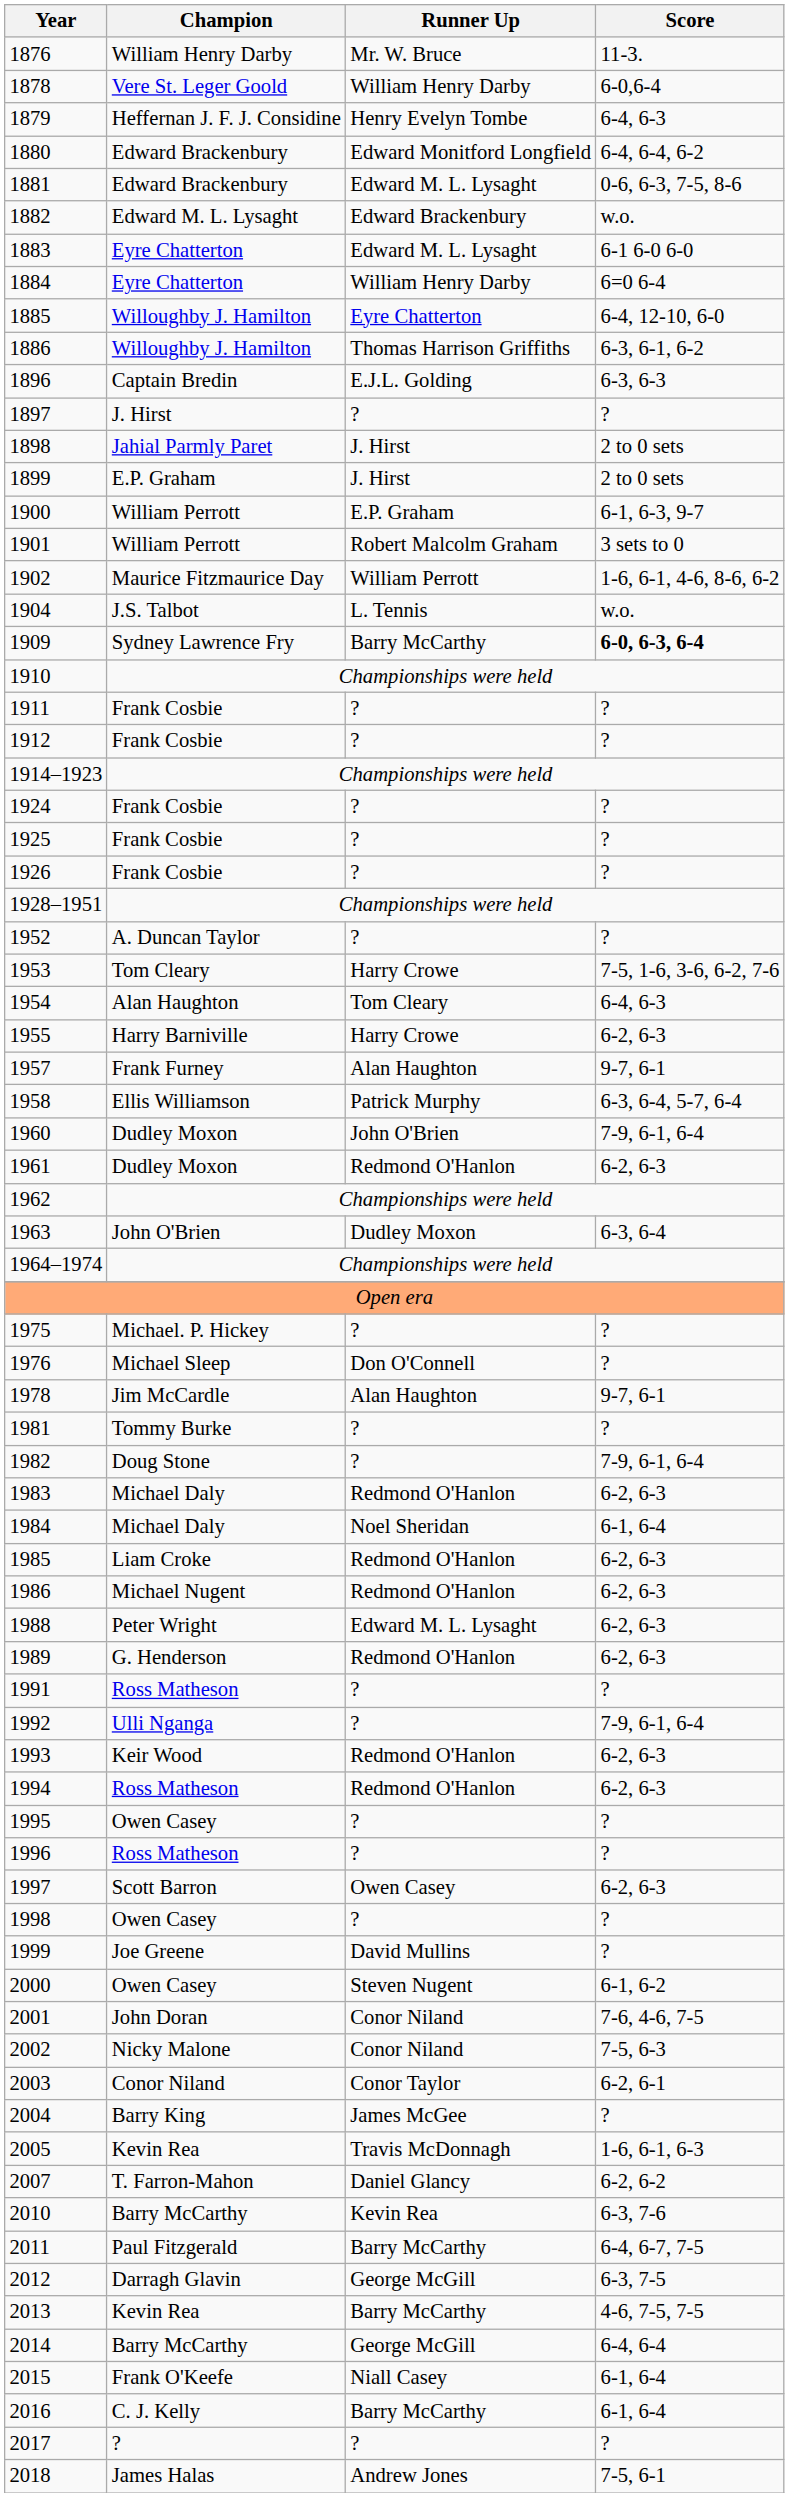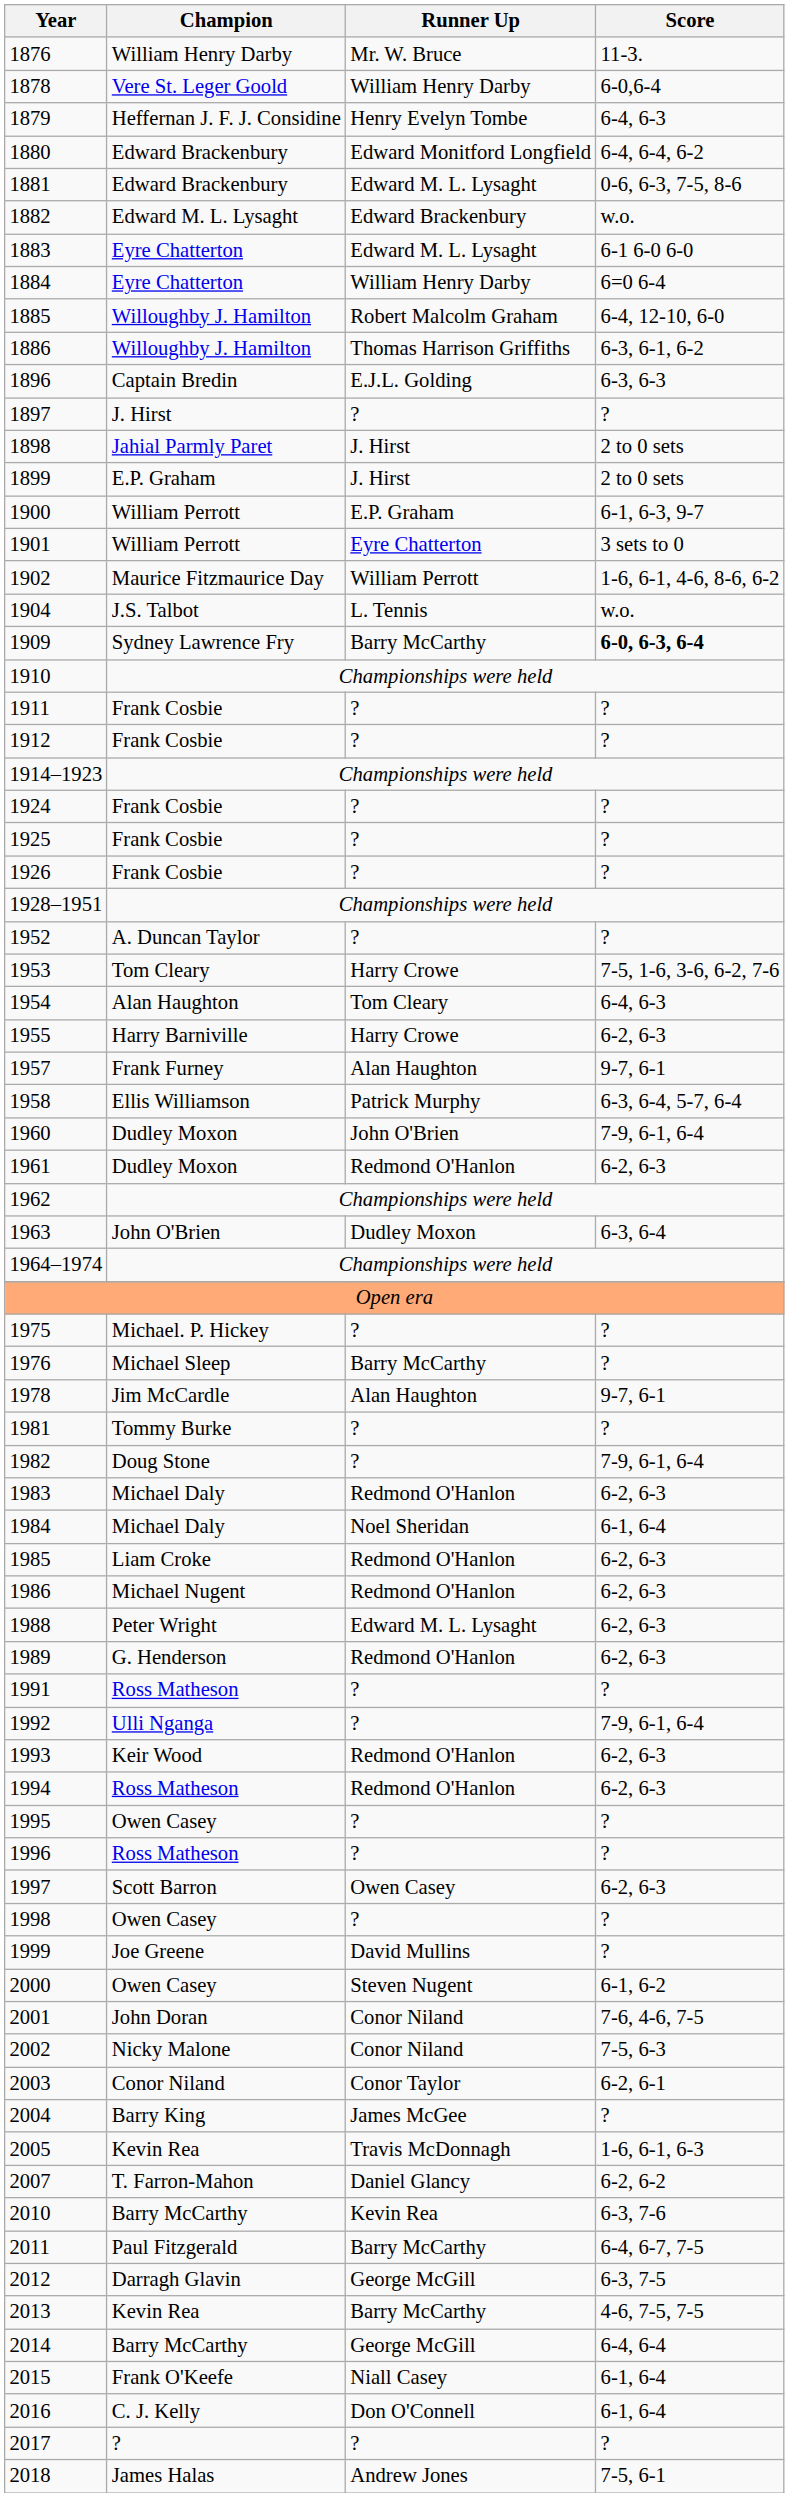(416, 315) Eyre Chatterton -> (454, 315) Robert Malcolm Graham
(454, 544) Robert Malcolm Graham -> (416, 544) Eyre Chatterton
(413, 1362) Don O'Connell -> (418, 1362) Barry McCarthy
(418, 2410) Barry McCarthy -> (413, 2410) Don O'Connell
